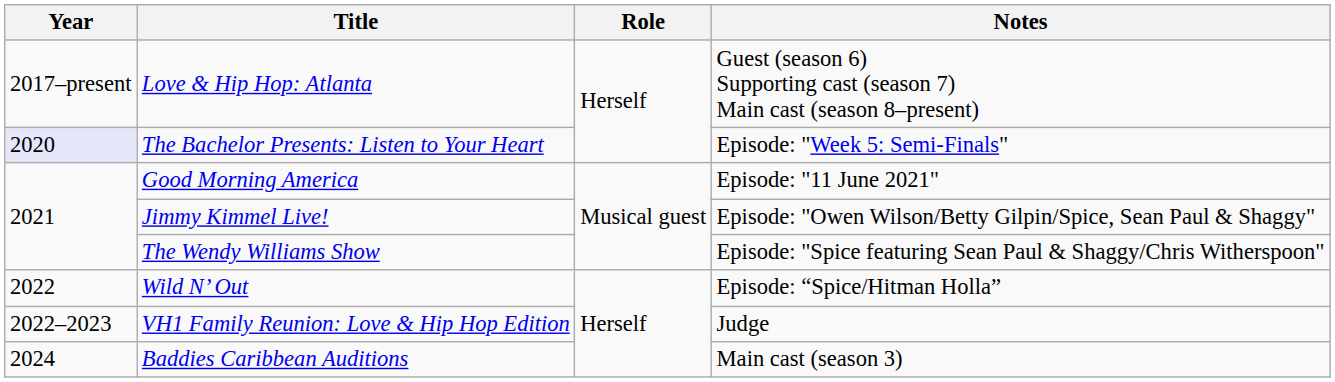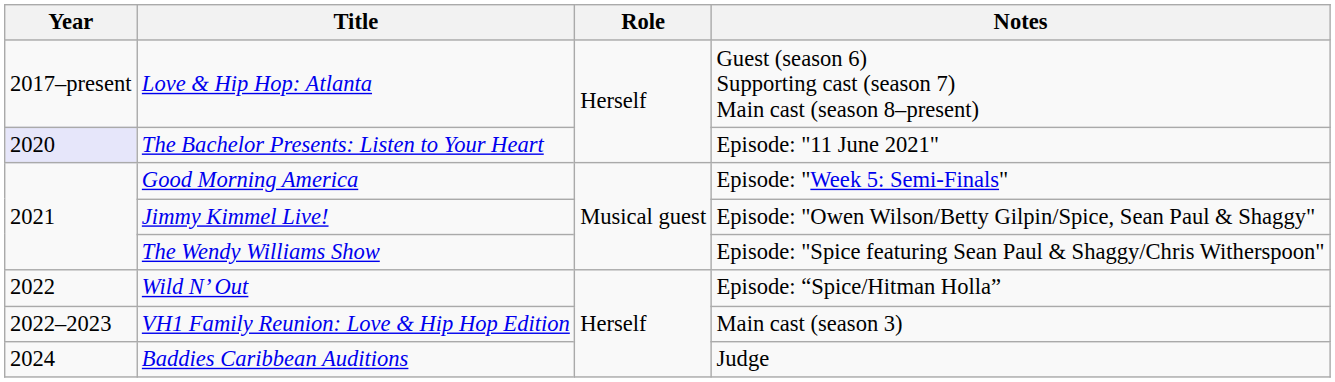(862, 144) Episode: "Week 5: Semi-Finals" -> (828, 144) Episode: "11 June 2021"
(828, 180) Episode: "11 June 2021" -> (862, 180) Episode: "Week 5: Semi-Finals"
(743, 323) Judge -> (810, 323) Main cast (season 3)
(810, 359) Main cast (season 3) -> (743, 359) Judge
